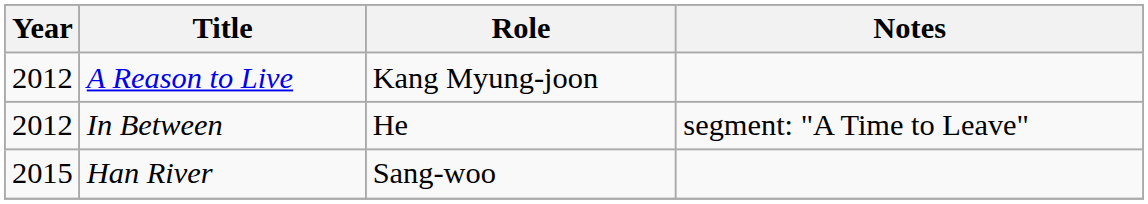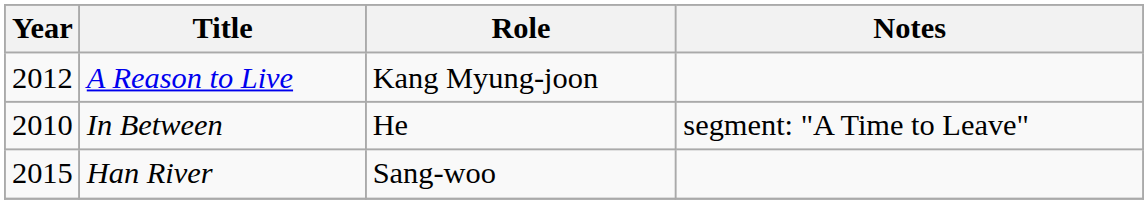(42, 125) 2012 -> (42, 125) 2010
